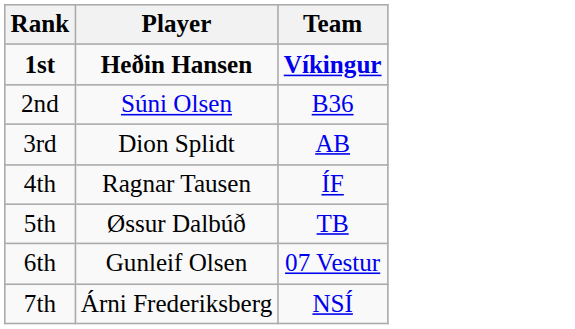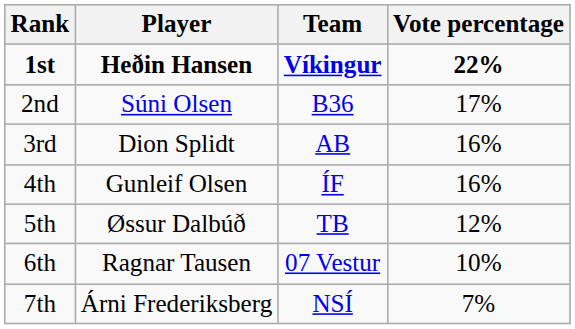+ column: (479, 24)
(177, 183) Ragnar Tausen -> (176, 183) Gunleif Olsen
(176, 263) Gunleif Olsen -> (177, 263) Ragnar Tausen
